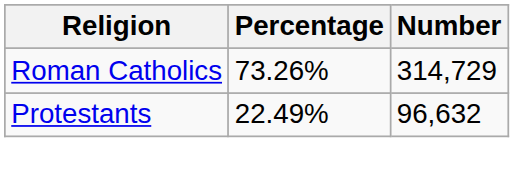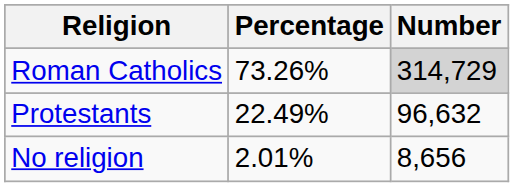(447, 70) no background -> (447, 70) lightgrey background
+ row: (77, 158)
